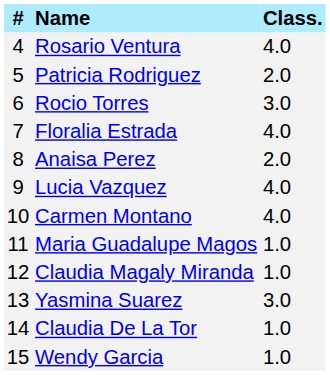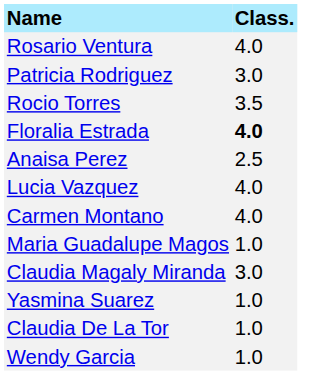- column: (18, 18)
(277, 74) 2.0 -> (249, 74) 3.0
(277, 103) 3.0 -> (249, 103) 3.5
(277, 131) normal -> (249, 131) bold
(277, 159) 2.0 -> (249, 159) 2.5
(277, 272) 1.0 -> (249, 272) 3.0
(277, 300) 3.0 -> (249, 300) 1.0
